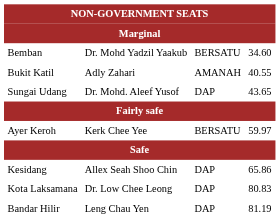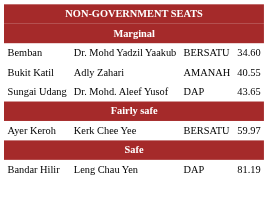- row: (27, 169)
- row: (43, 188)
